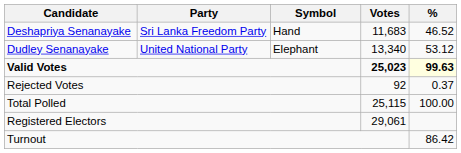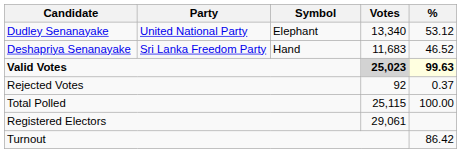rows swapped: (58, 49) <-> (69, 31)
(389, 67) no background -> (389, 67) lightgrey background
